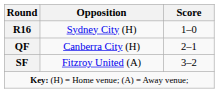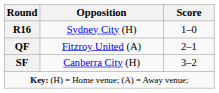(102, 46) Canberra City (H) -> (102, 46) Fitzroy United (A)
(102, 63) Fitzroy United (A) -> (102, 63) Canberra City (H)
